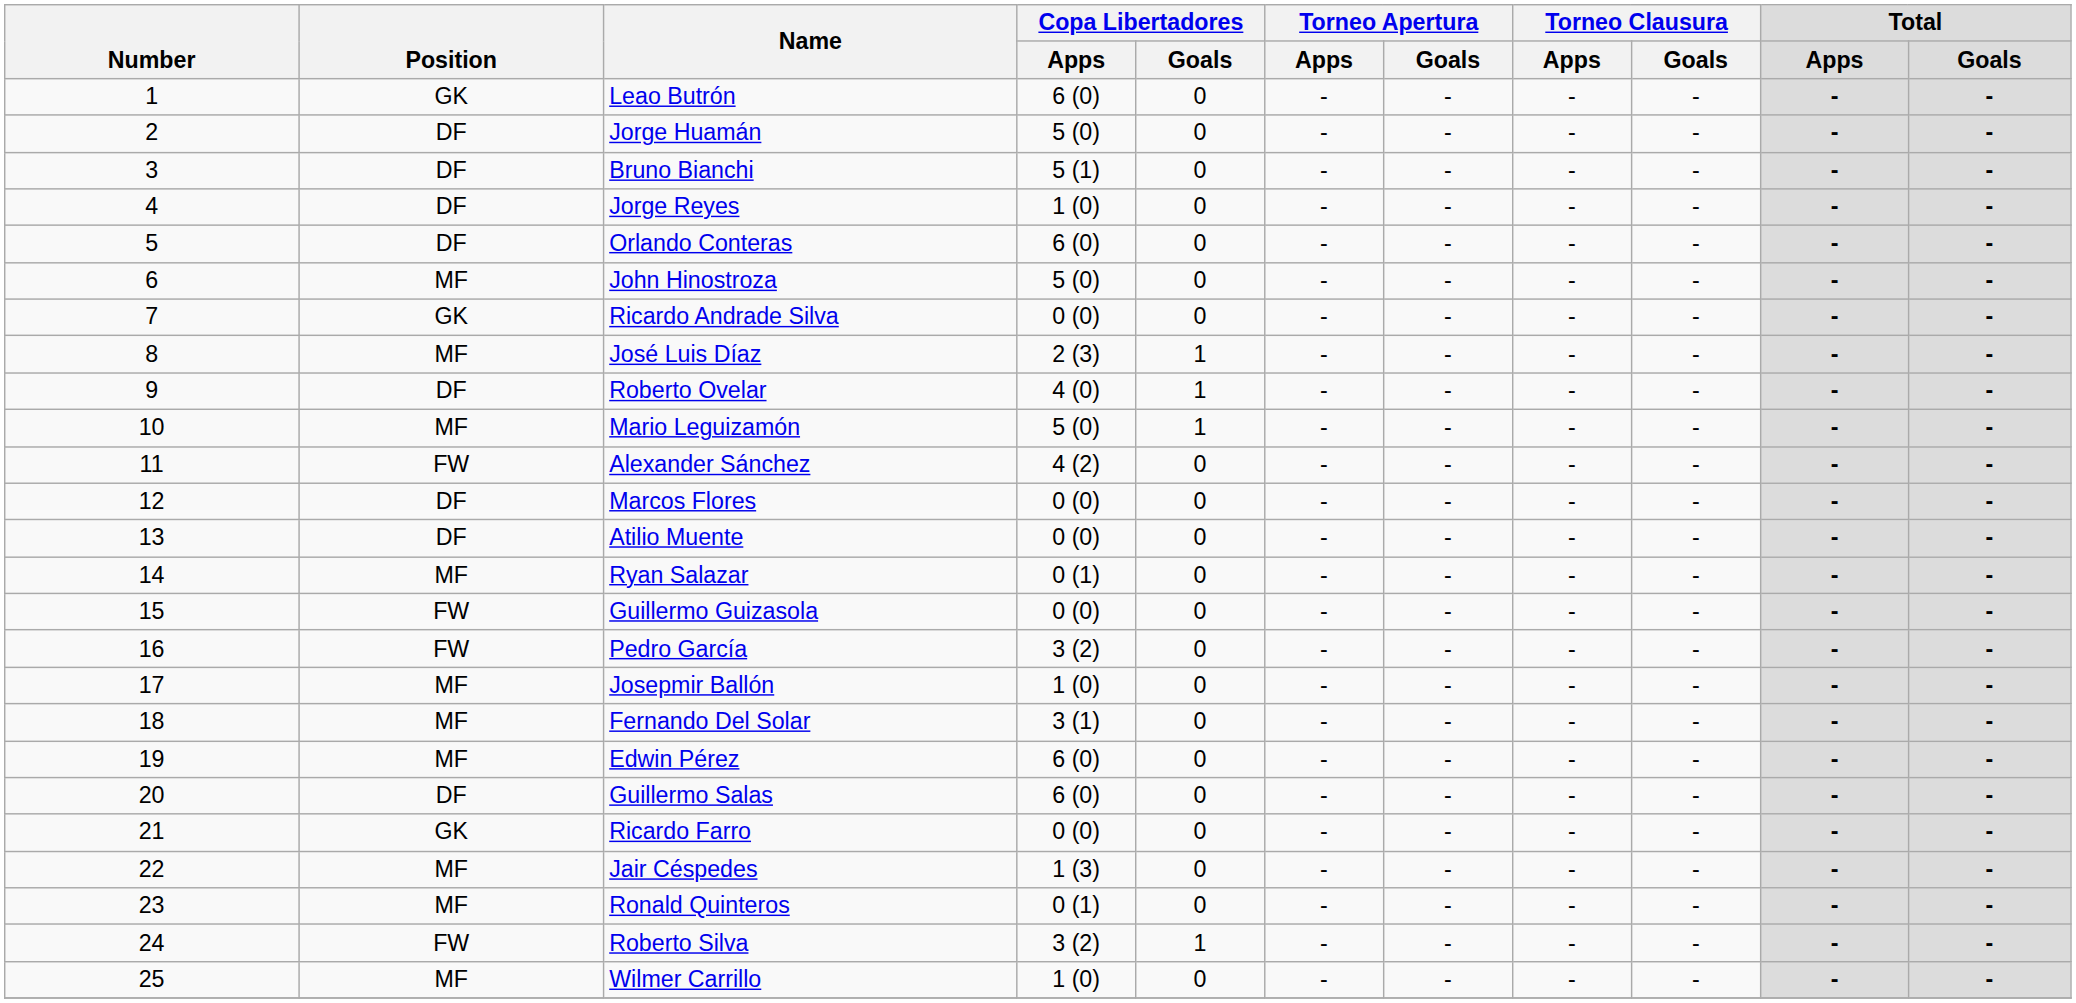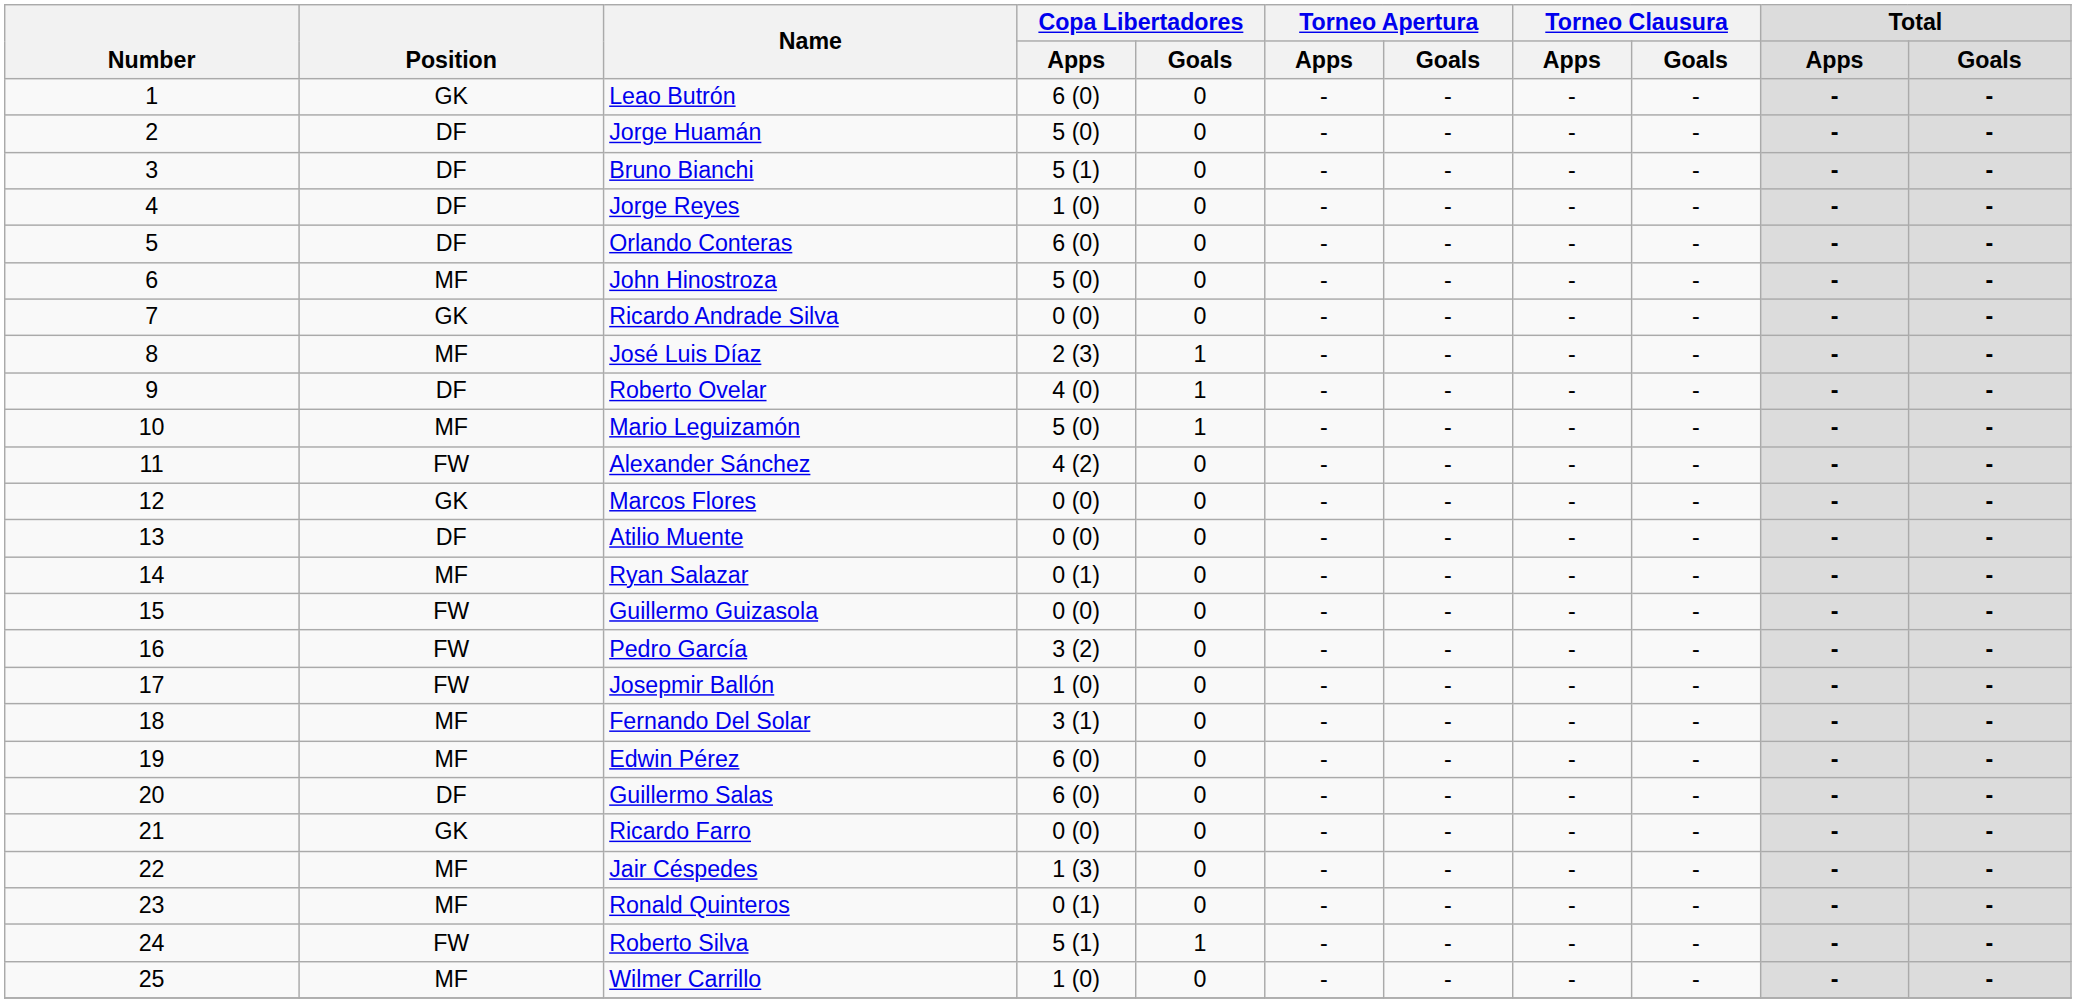(451, 501) DF -> (451, 501) GK
(451, 685) MF -> (451, 685) FW
(1076, 942) 3 (2) -> (1076, 942) 5 (1)
